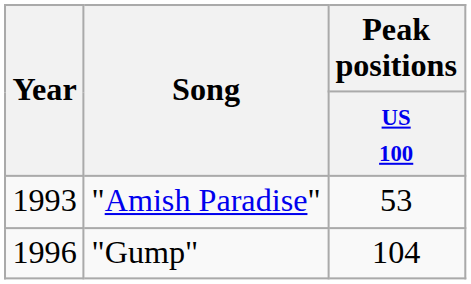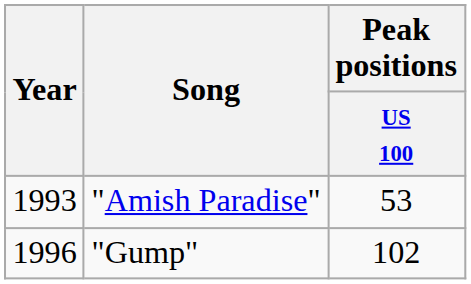(396, 252) 104 -> (396, 252) 102
